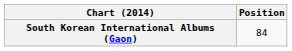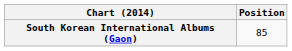(262, 33) 84 -> (262, 33) 85
